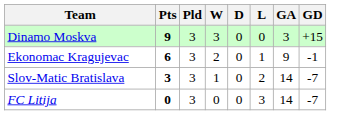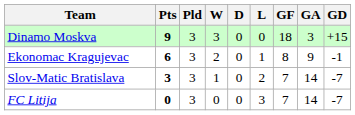+ column: (285, 15)
